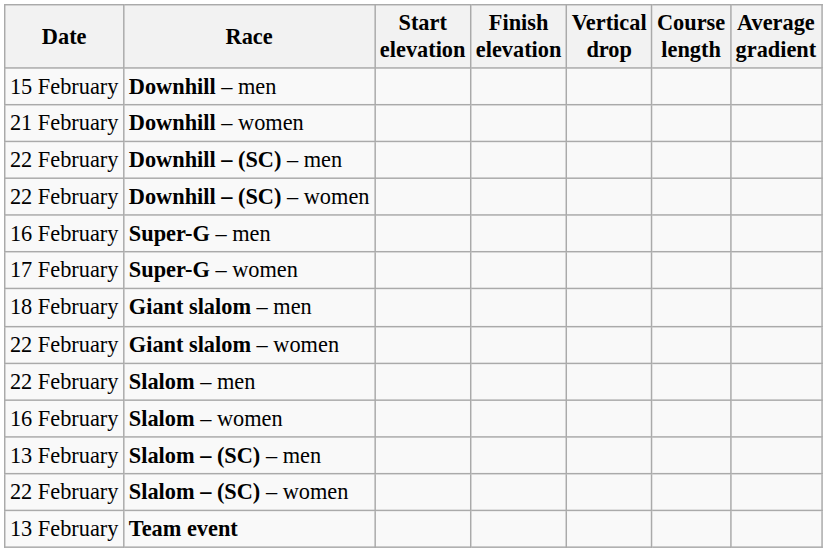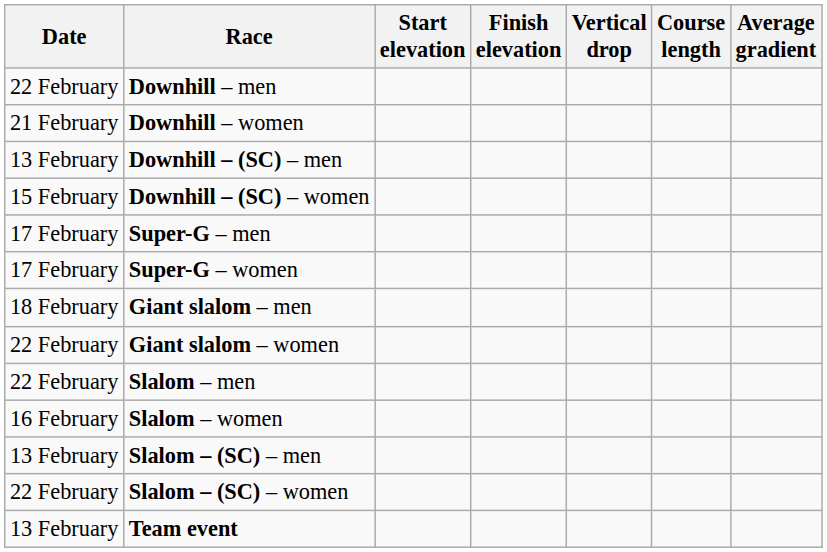(64, 86) 15 February -> (64, 86) 22 February
(64, 160) 22 February -> (64, 160) 13 February
(64, 196) 22 February -> (64, 196) 15 February
(64, 233) 16 February -> (64, 233) 17 February
